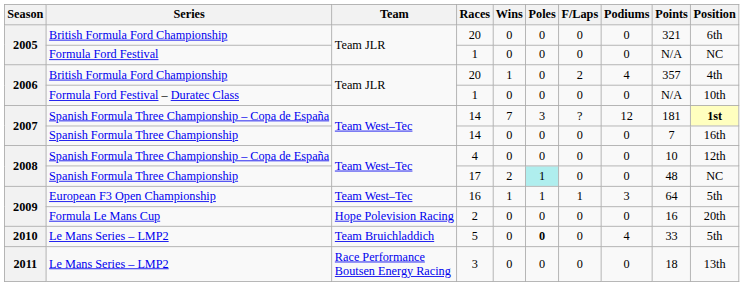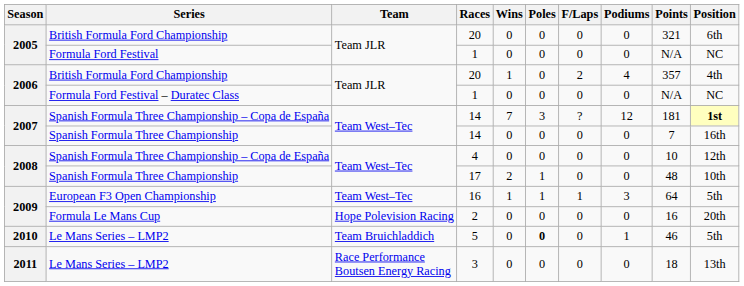(715, 95) 10th -> (715, 95) NC
(542, 176) paleturquoise background -> (542, 176) no background
(715, 176) NC -> (715, 176) 10th
(627, 237) 4 -> (627, 237) 1
(672, 237) 33 -> (672, 237) 46
